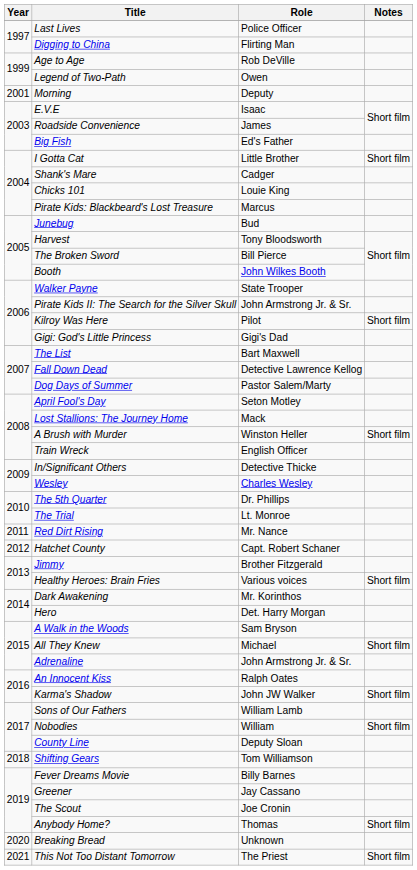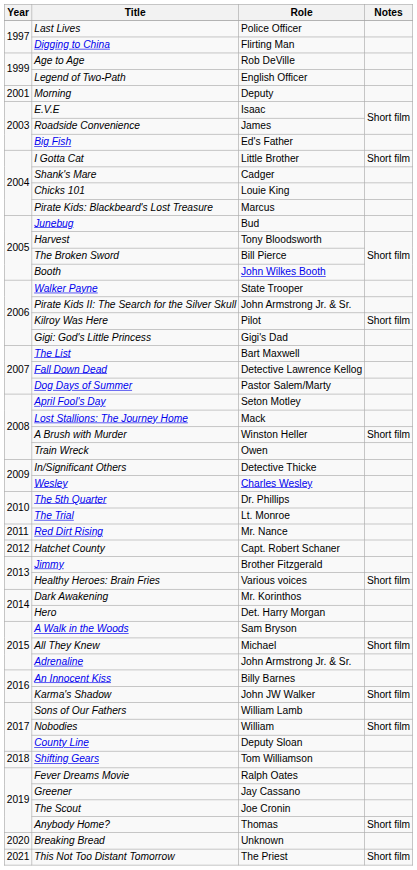(254, 77) Owen -> (274, 77) English Officer
(274, 451) English Officer -> (254, 451) Owen
(269, 678) Ralph Oates -> (268, 678) Billy Barnes
(268, 775) Billy Barnes -> (269, 775) Ralph Oates
